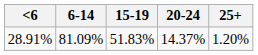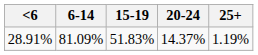(230, 38) 1.20% -> (230, 38) 1.19%
